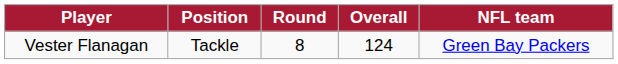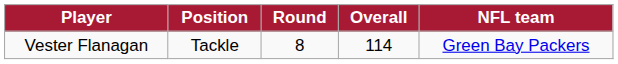(379, 44) 124 -> (379, 44) 114
